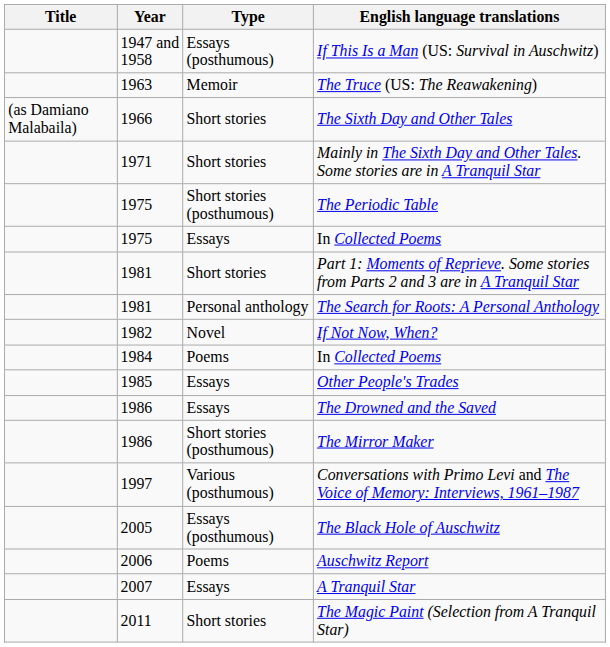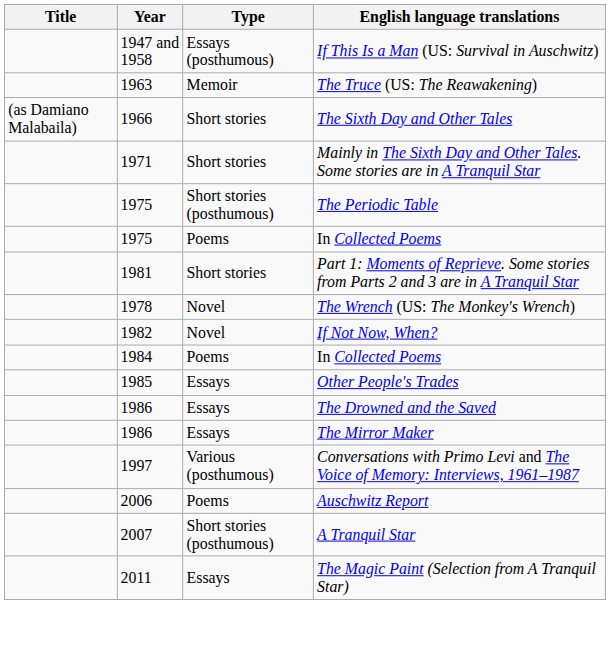(208, 239) Essays -> (208, 239) Poems
+ row: (136, 307)
- row: (136, 307)
(230, 441) Short stories (posthumous) -> (208, 432) Essays
- row: (136, 527)
(208, 586) Essays -> (230, 534) Short stories (posthumous)
(226, 620) Short stories -> (208, 577) Essays
